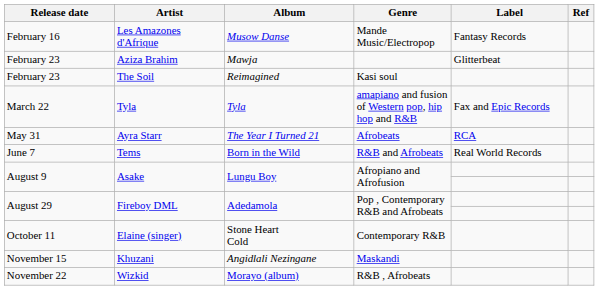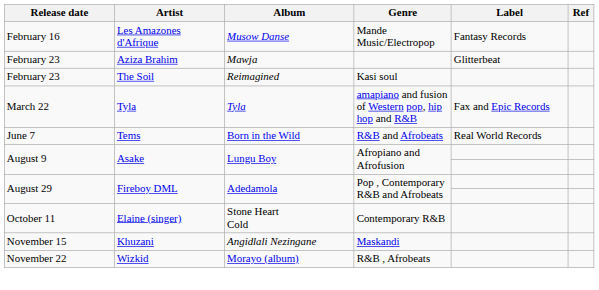- row: (139, 136)
